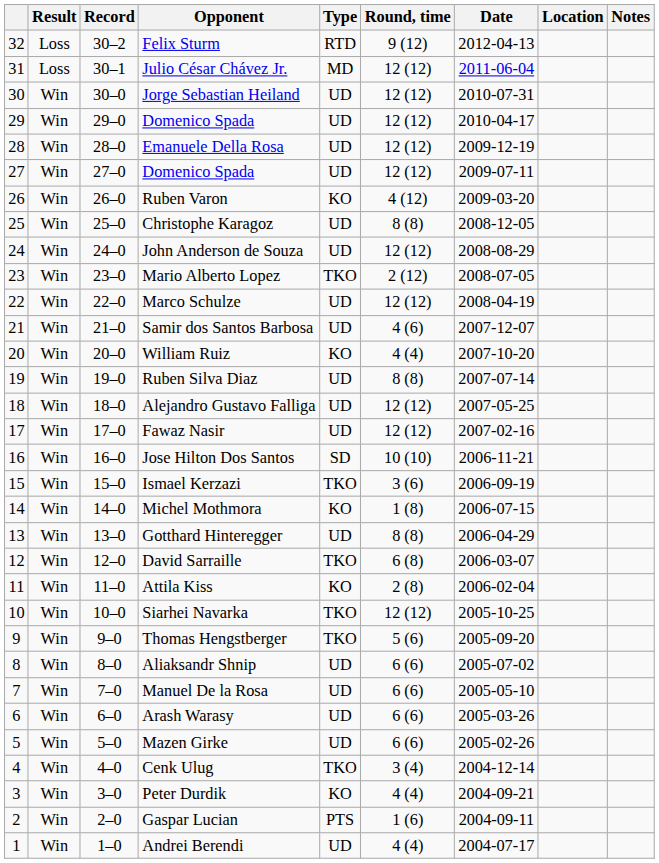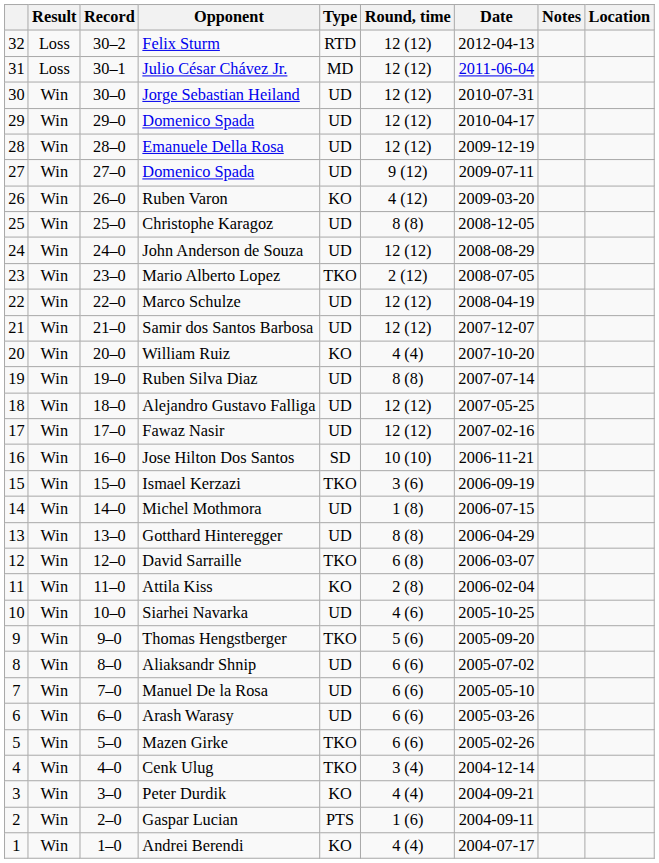columns swapped: (573, 17) <-> (631, 17)
(408, 43) 9 (12) -> (408, 43) 12 (12)
(408, 172) 12 (12) -> (408, 172) 9 (12)
(408, 328) 4 (6) -> (408, 328) 12 (12)
(340, 509) KO -> (340, 509) UD
(340, 612) TKO -> (340, 612) UD
(408, 612) 12 (12) -> (408, 612) 4 (6)
(340, 742) UD -> (340, 742) TKO
(340, 845) UD -> (340, 845) KO
